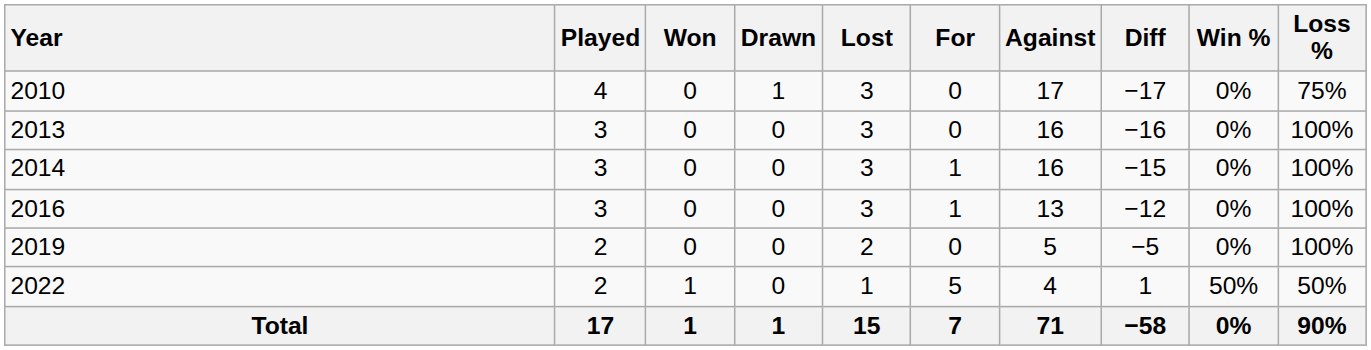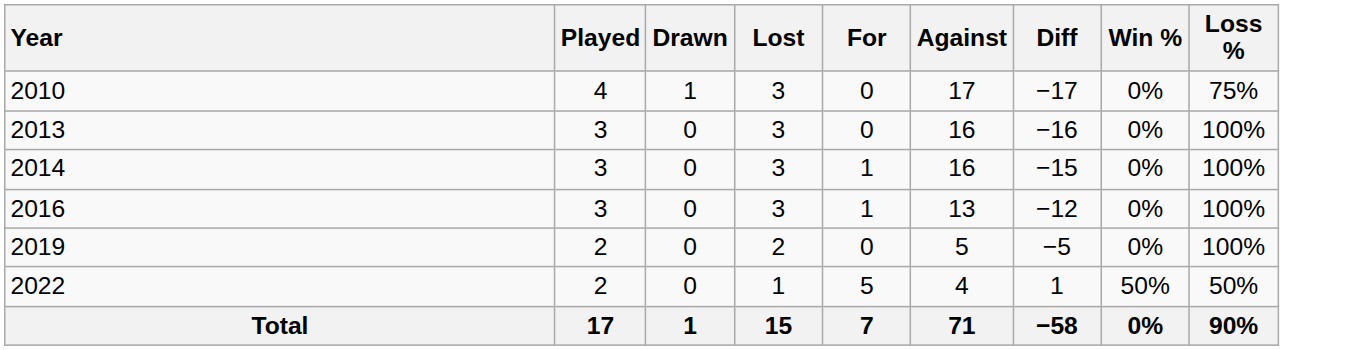- column: (690, 37)
